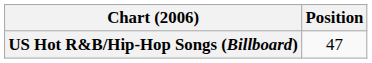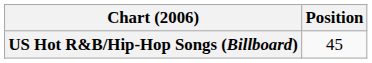(334, 44) 47 -> (334, 44) 45
